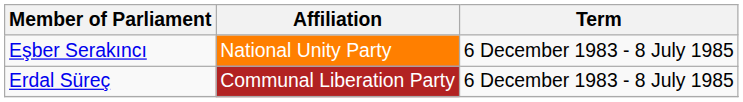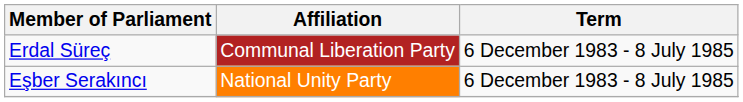rows swapped: (78, 50) <-> (60, 81)
